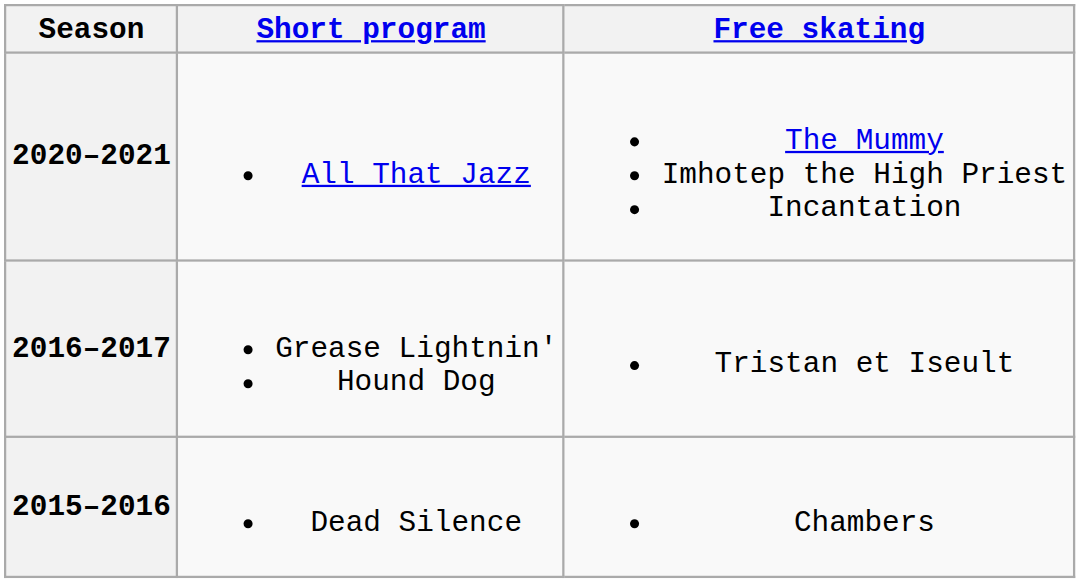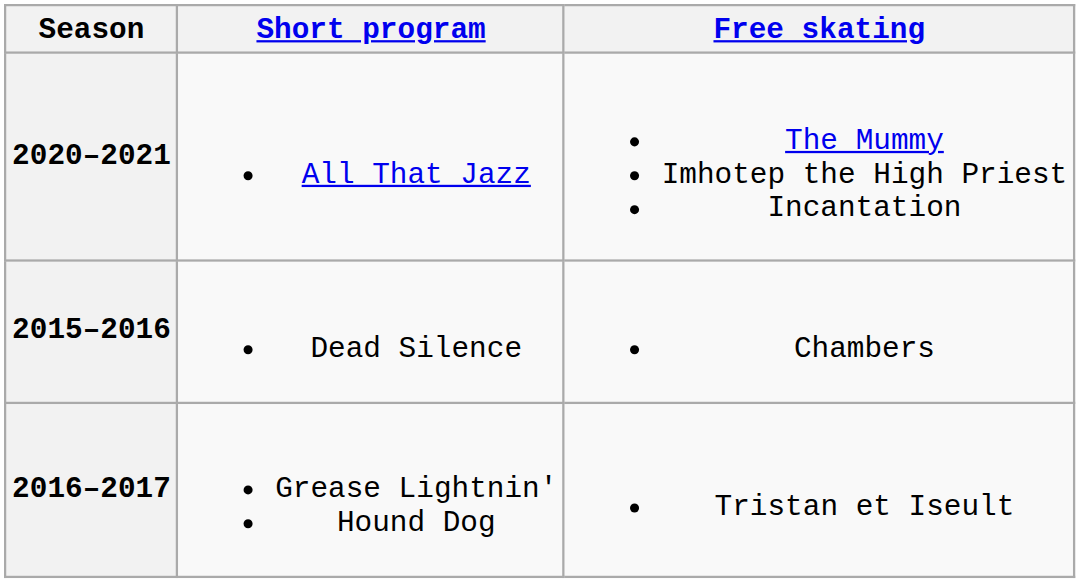rows swapped: (91, 349) <-> (91, 506)
